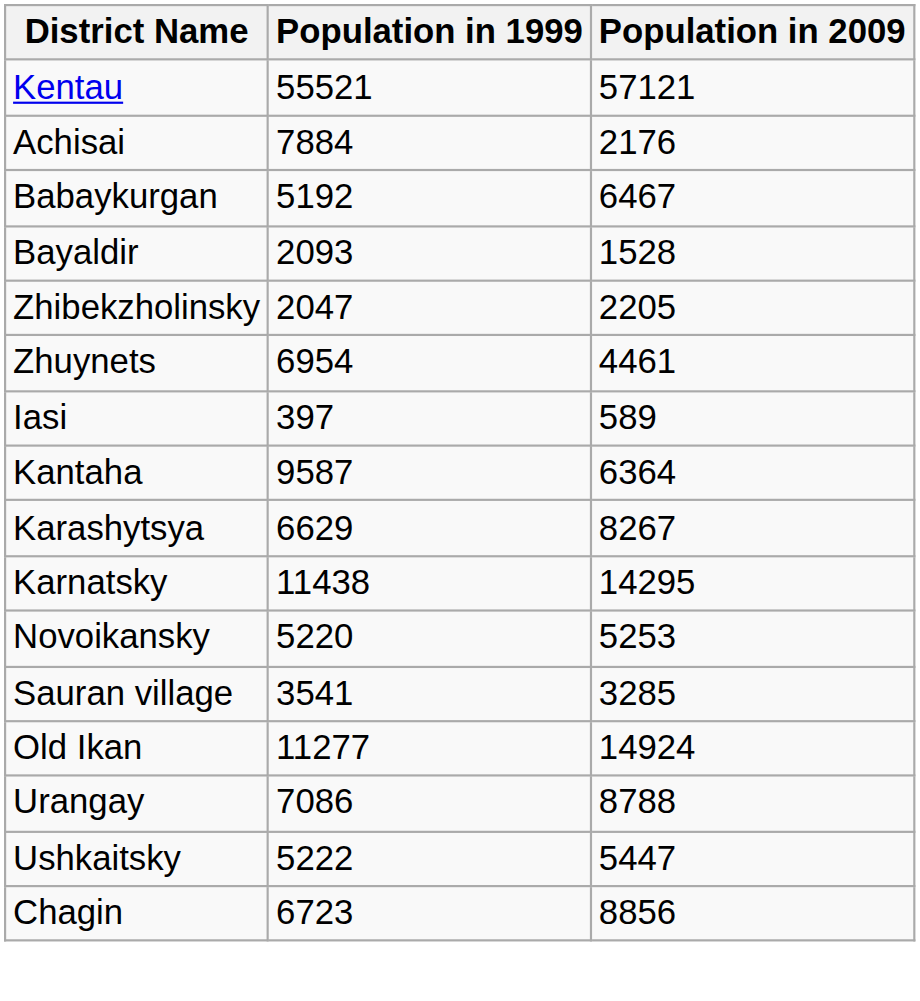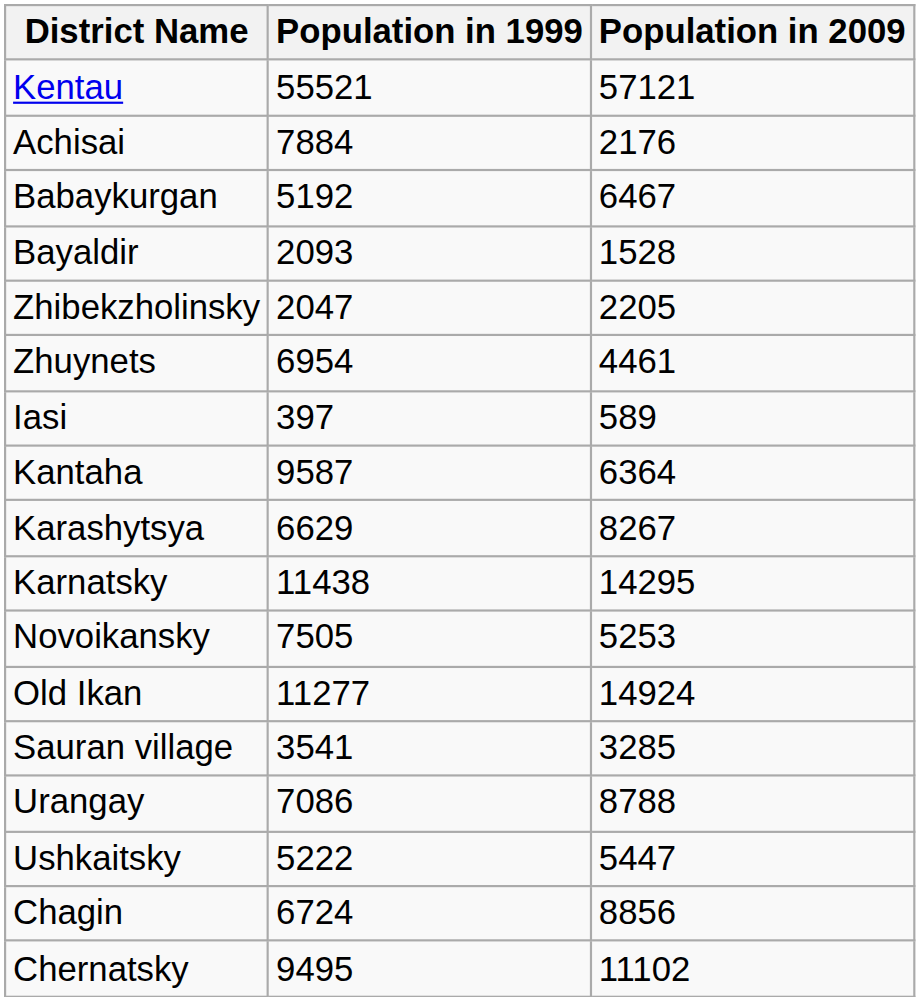(315, 637) 5220 -> (315, 637) 7505
rows swapped: (123, 692) <-> (78, 747)
(315, 913) 6723 -> (315, 913) 6724
+ row: (101, 968)
